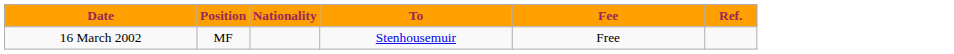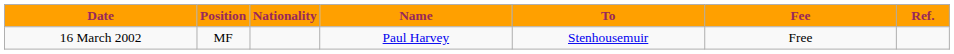+ column: (416, 15)
